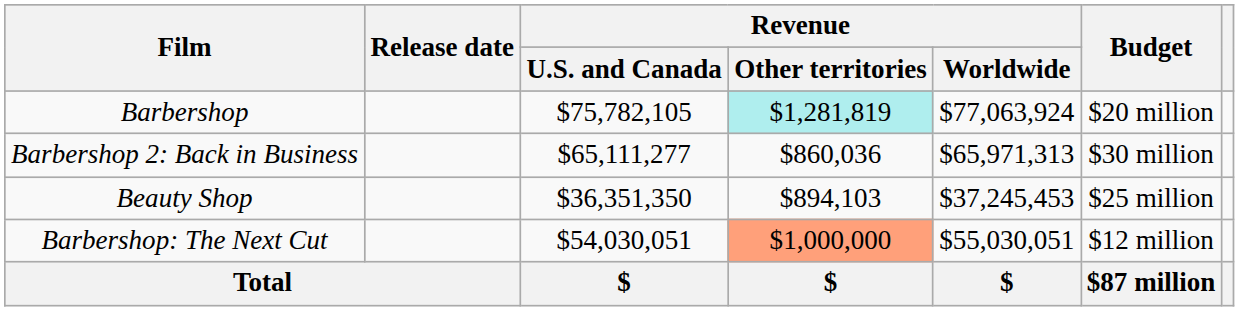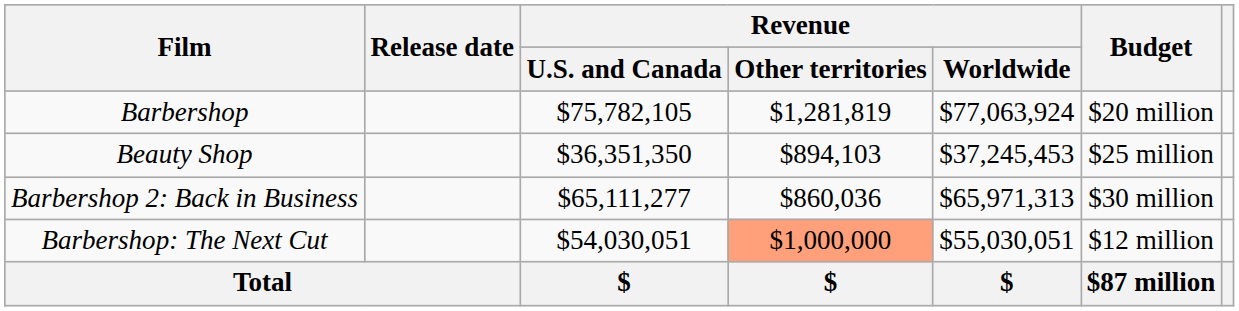(830, 111) paleturquoise background -> (830, 111) no background
rows swapped: (185, 154) <-> (185, 197)
